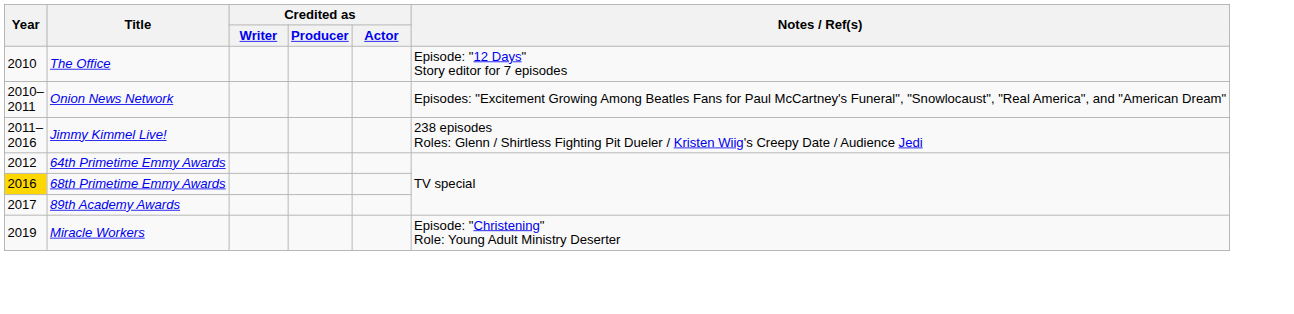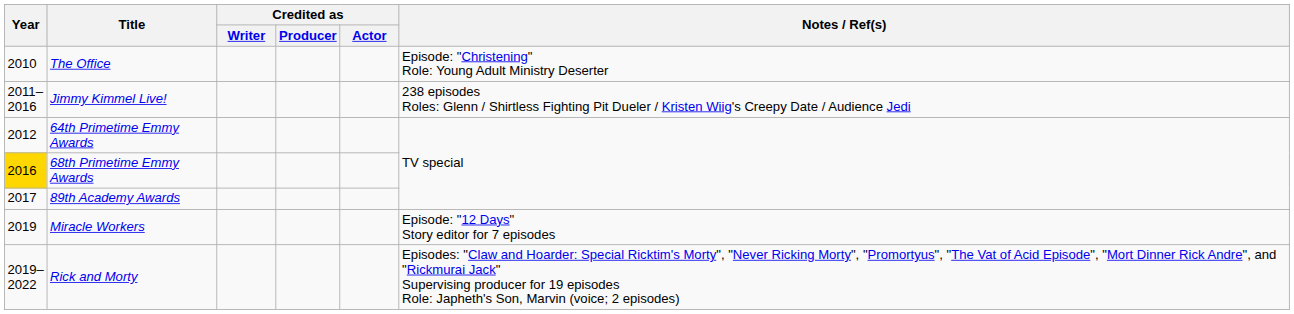(491, 63) Episode: "12 Days" Story editor for 7 episodes -> (505, 63) Episode: "Christening" Role: Young Adult Ministry Deserter
- row: (112, 99)
(517, 233) Episode: "Christening" Role: Young Adult Ministry Deserter -> (479, 226) Episode: "12 Days" Story editor for 7 episodes
+ row: (94, 277)
